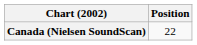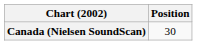(170, 31) 22 -> (170, 31) 30
